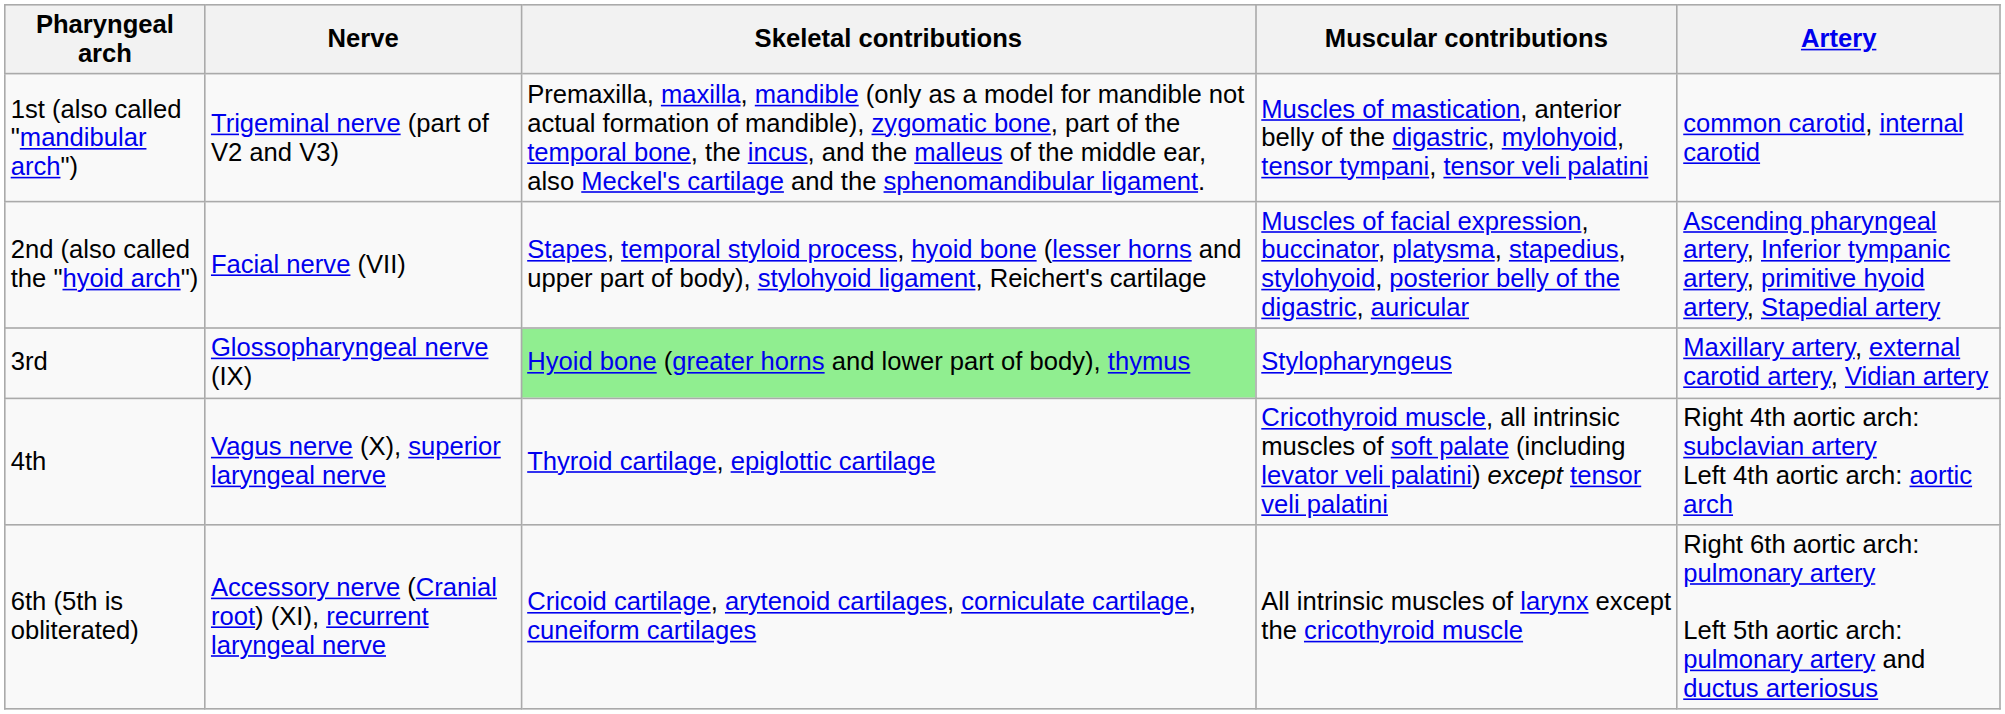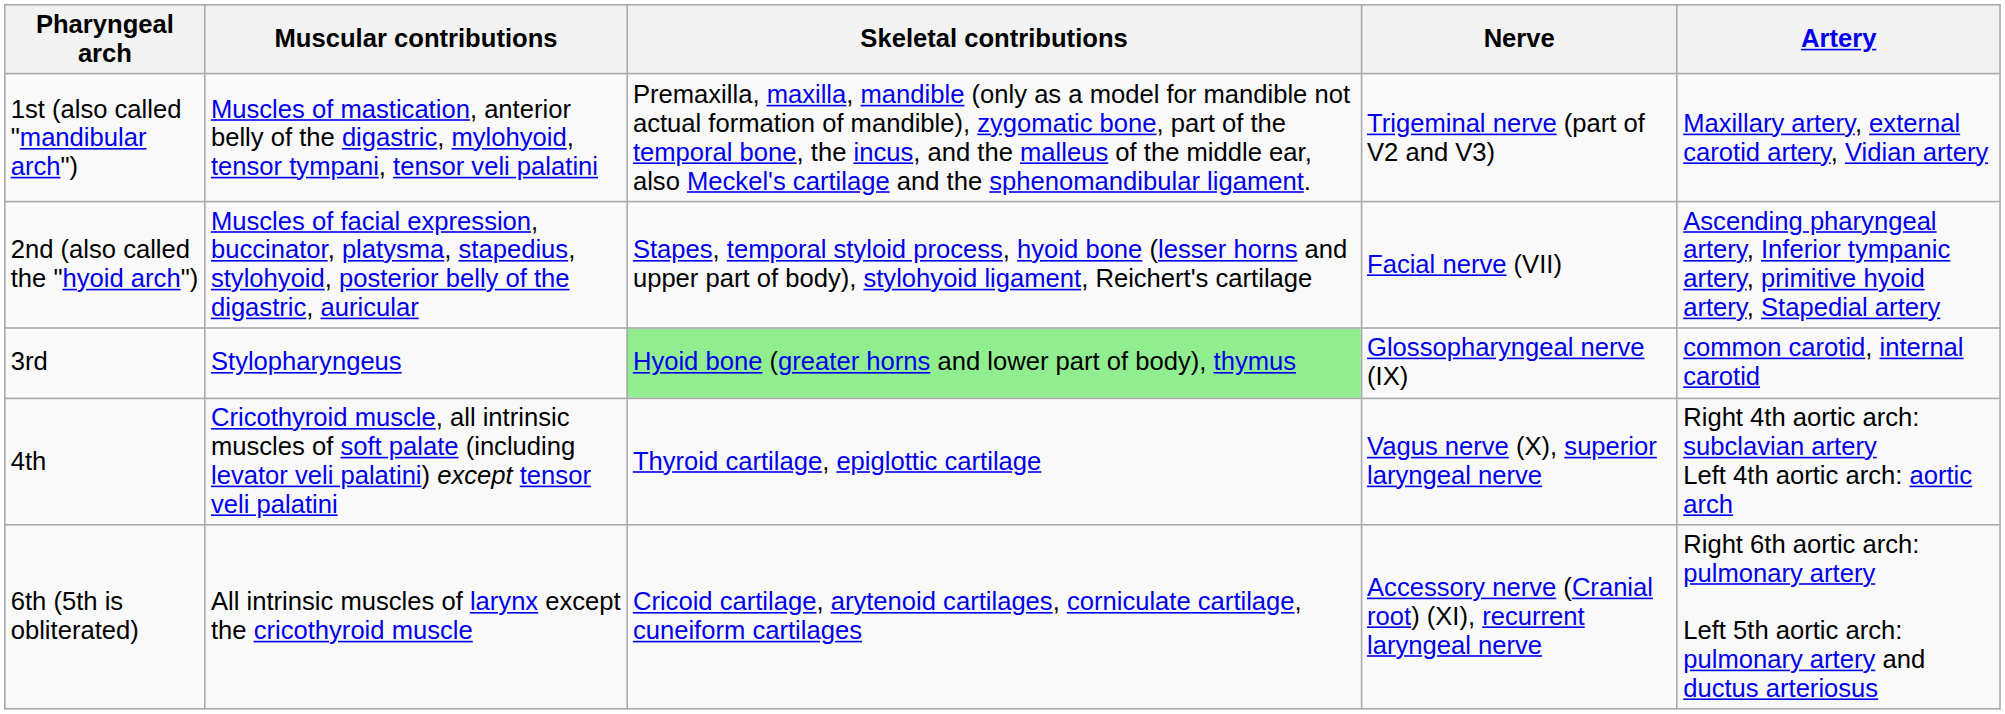columns swapped: (1466, 39) <-> (363, 39)
(1823, 137) common carotid, internal carotid -> (1836, 137) Maxillary artery, external carotid artery, Vidian artery
(1836, 362) Maxillary artery, external carotid artery, Vidian artery -> (1823, 362) common carotid, internal carotid
